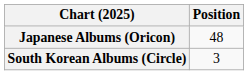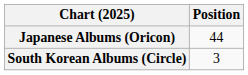(216, 37) 48 -> (216, 37) 44
